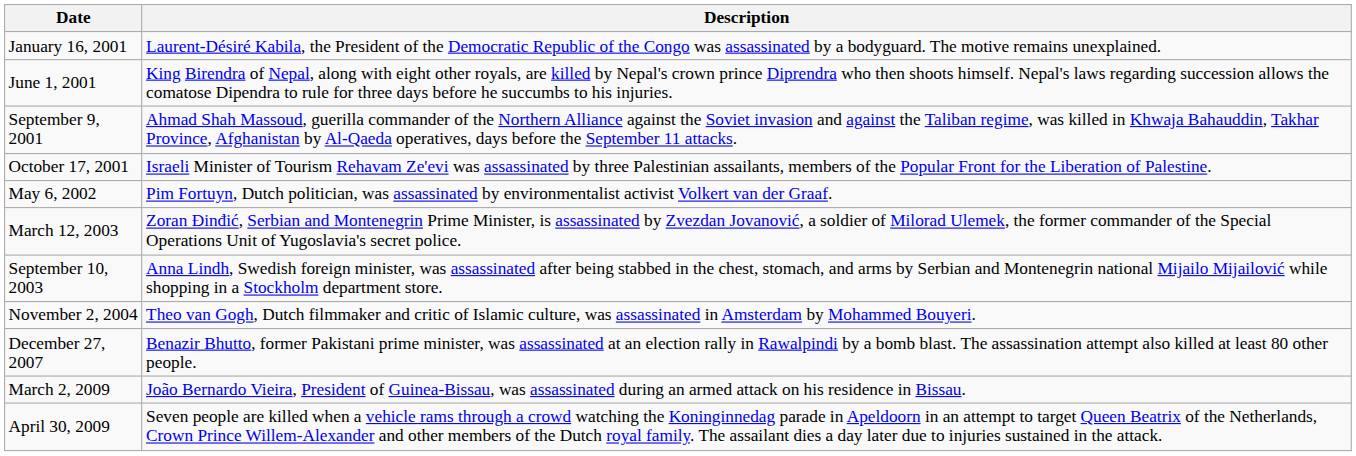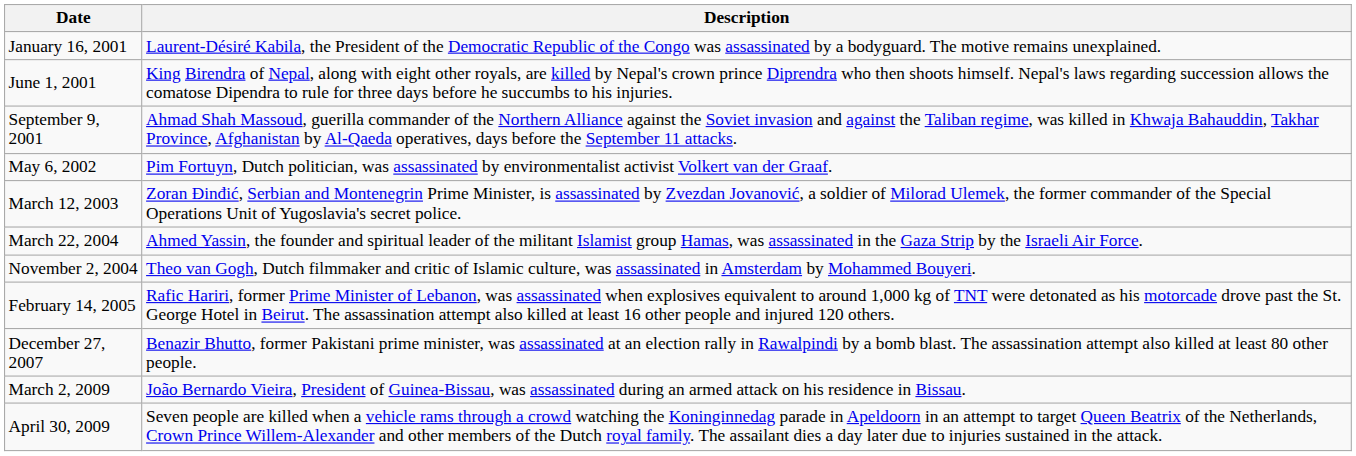- row: (69, 166)
- row: (58, 278)
+ row: (63, 240)
+ row: (72, 305)
